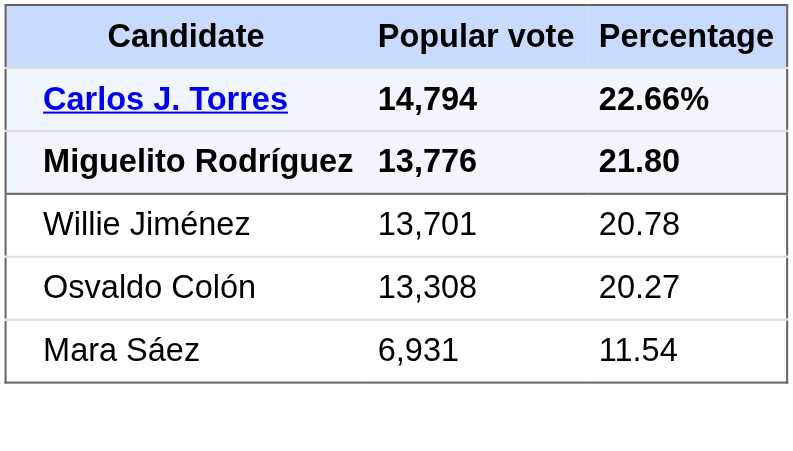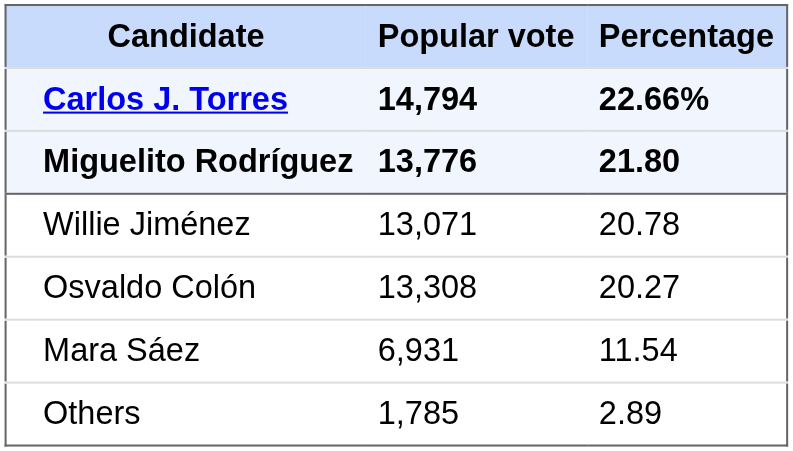(427, 224) 13,701 -> (427, 224) 13,071
+ row: (92, 413)
